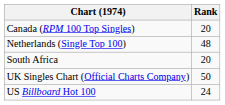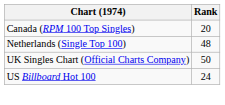- row: (32, 60)
